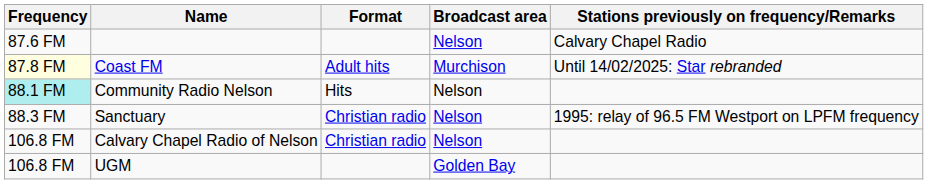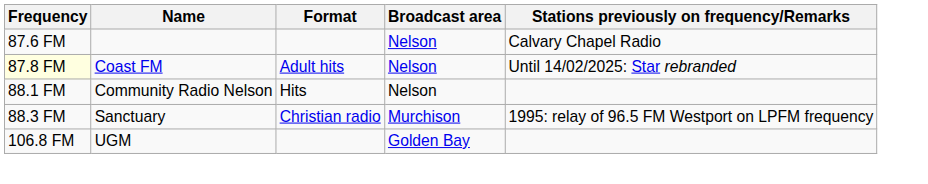(469, 66) Murchison -> (412, 66) Nelson
(37, 91) paleturquoise background -> (37, 91) no background
(458, 116) Nelson -> (424, 116) Murchison
- row: (206, 141)
